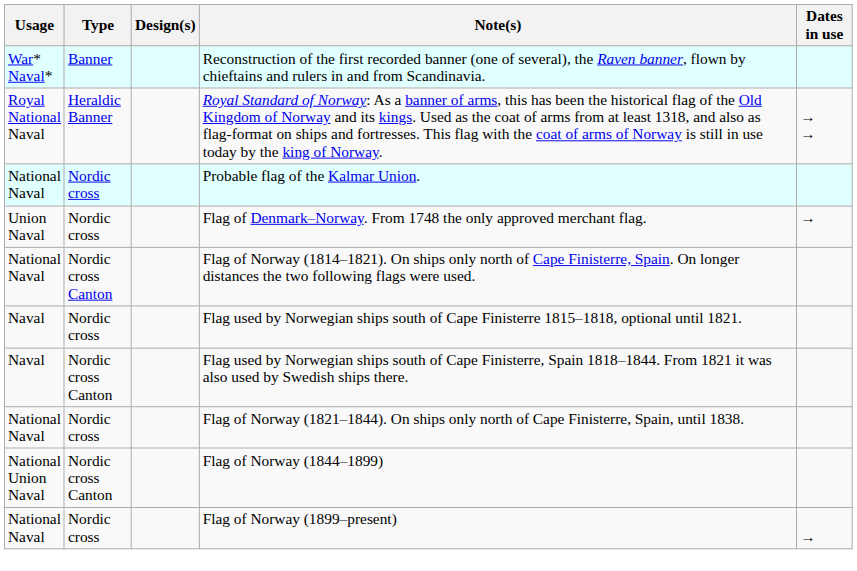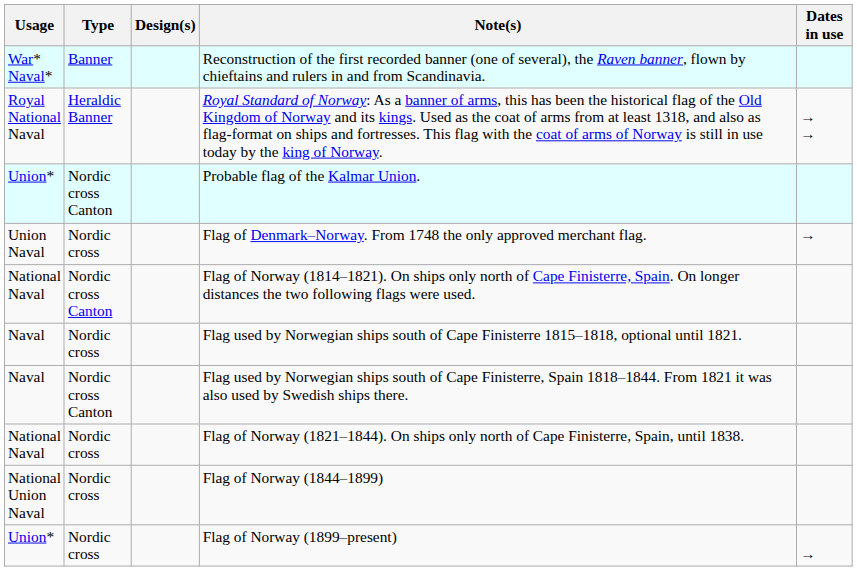(34, 184) National Naval -> (31, 176) Union*
(89, 184) Nordic cross -> (90, 193) Nordic cross Canton
(90, 477) Nordic cross Canton -> (89, 486) Nordic cross
(34, 528) National Naval -> (31, 536) Union*
